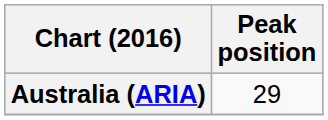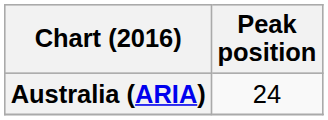(267, 93) 29 -> (267, 93) 24
